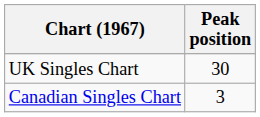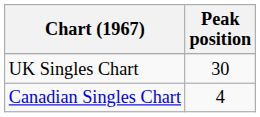(220, 97) 3 -> (220, 97) 4
